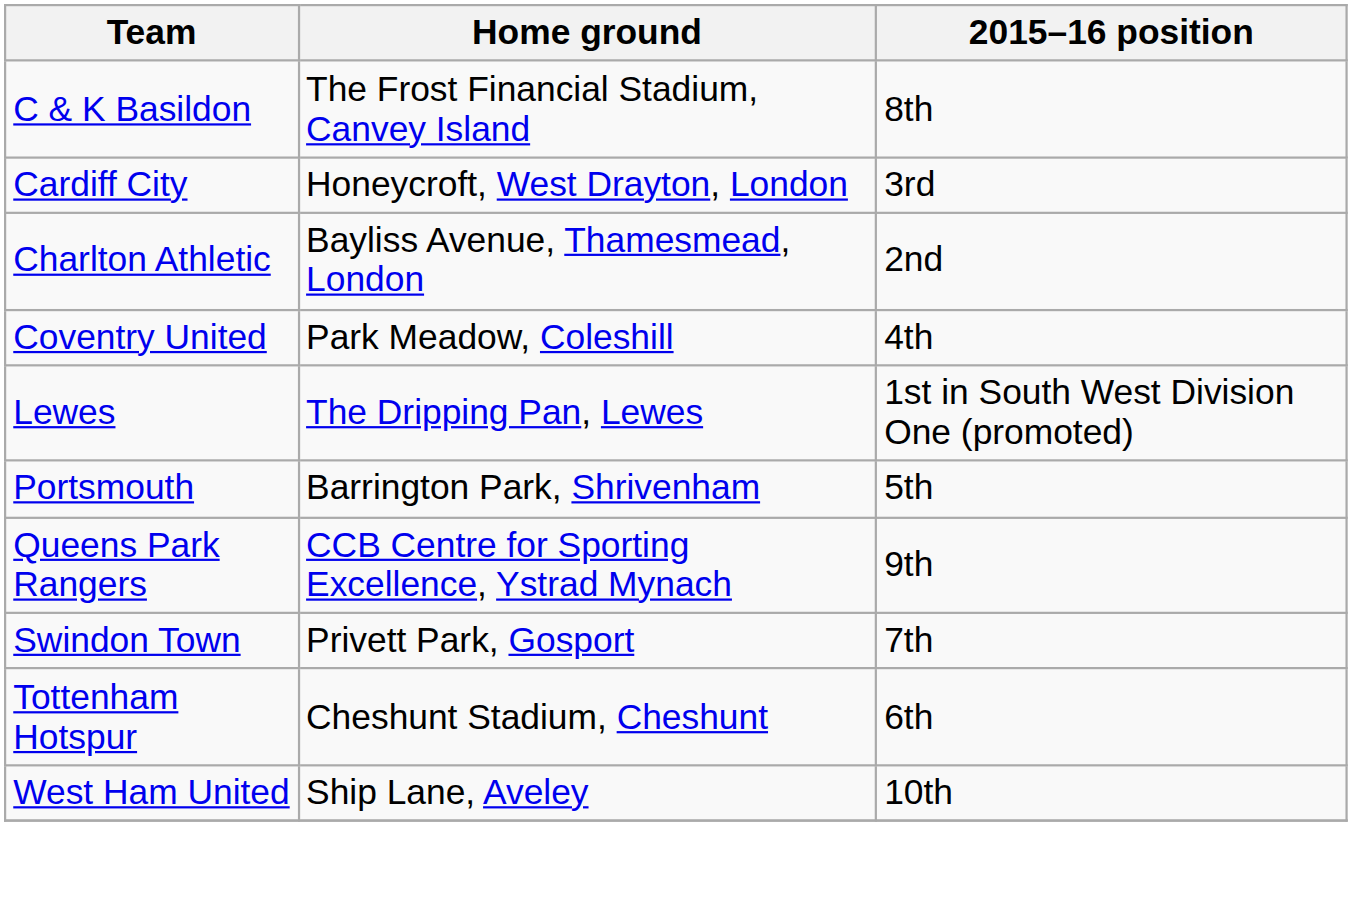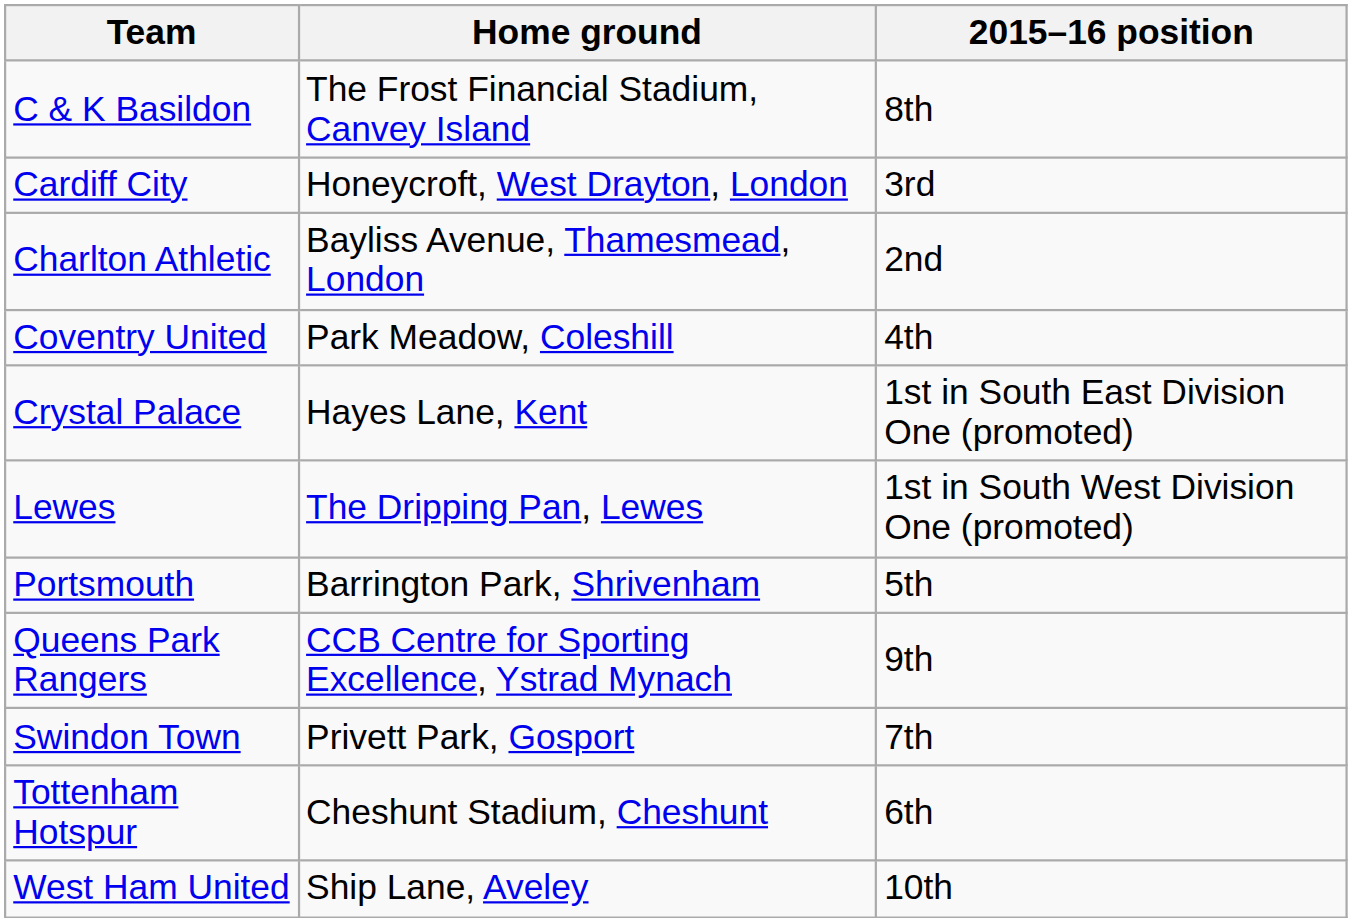+ row: (127, 412)
